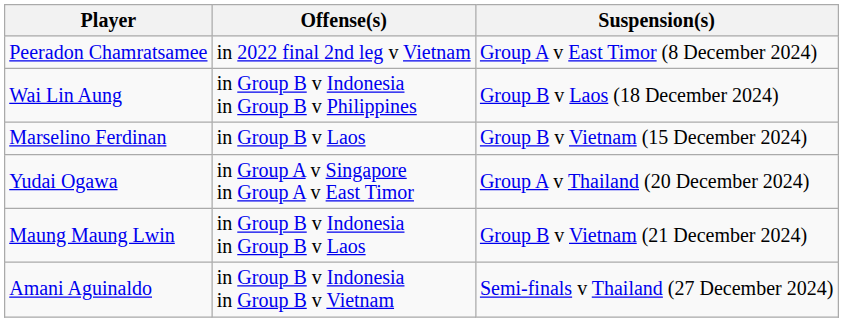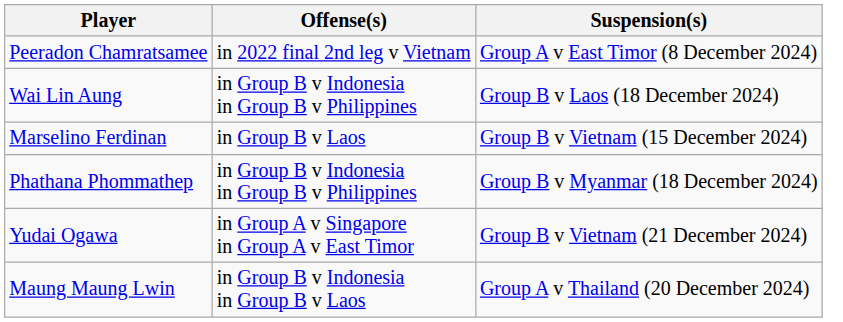+ row: (101, 180)
(645, 180) Group A v Thailand (20 December 2024) -> (644, 235) Group B v Vietnam (21 December 2024)
(644, 235) Group B v Vietnam (21 December 2024) -> (645, 289) Group A v Thailand (20 December 2024)
- row: (81, 289)
